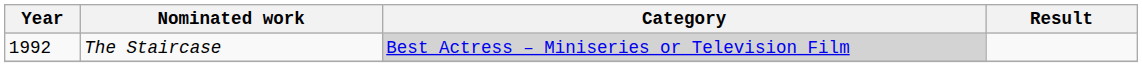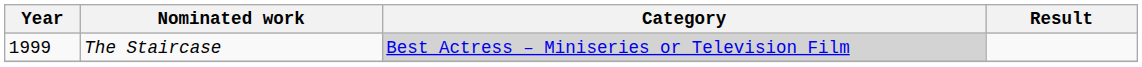(30, 48) 1992 -> (30, 48) 1999
